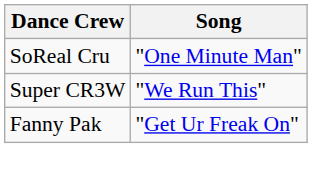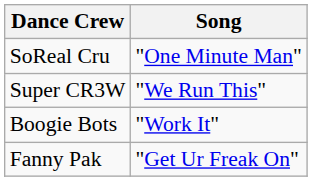+ row: (63, 124)
